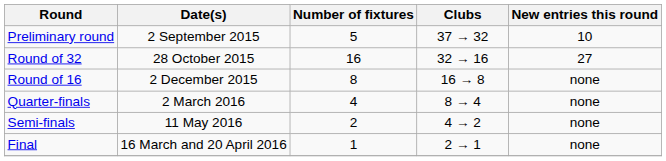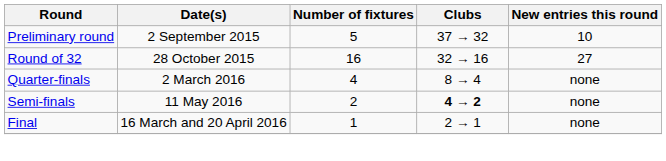- row: (45, 79)
(463, 123) normal -> (463, 101) bold
